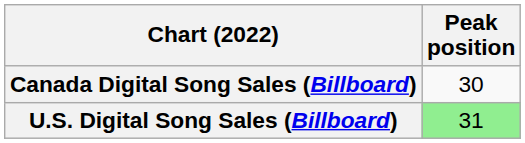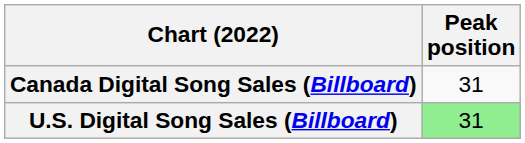(471, 84) 30 -> (471, 84) 31
